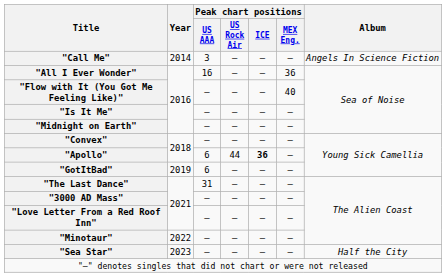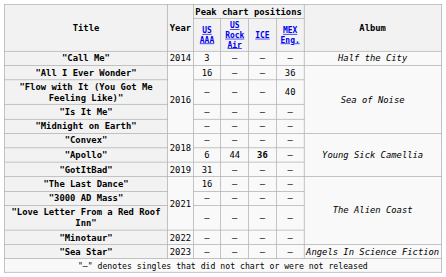(373, 58) Angels In Science Fiction -> (373, 58) Half the City
(207, 169) 6 -> (207, 169) 31
(207, 184) 31 -> (207, 184) 16
(373, 252) Half the City -> (373, 252) Angels In Science Fiction
